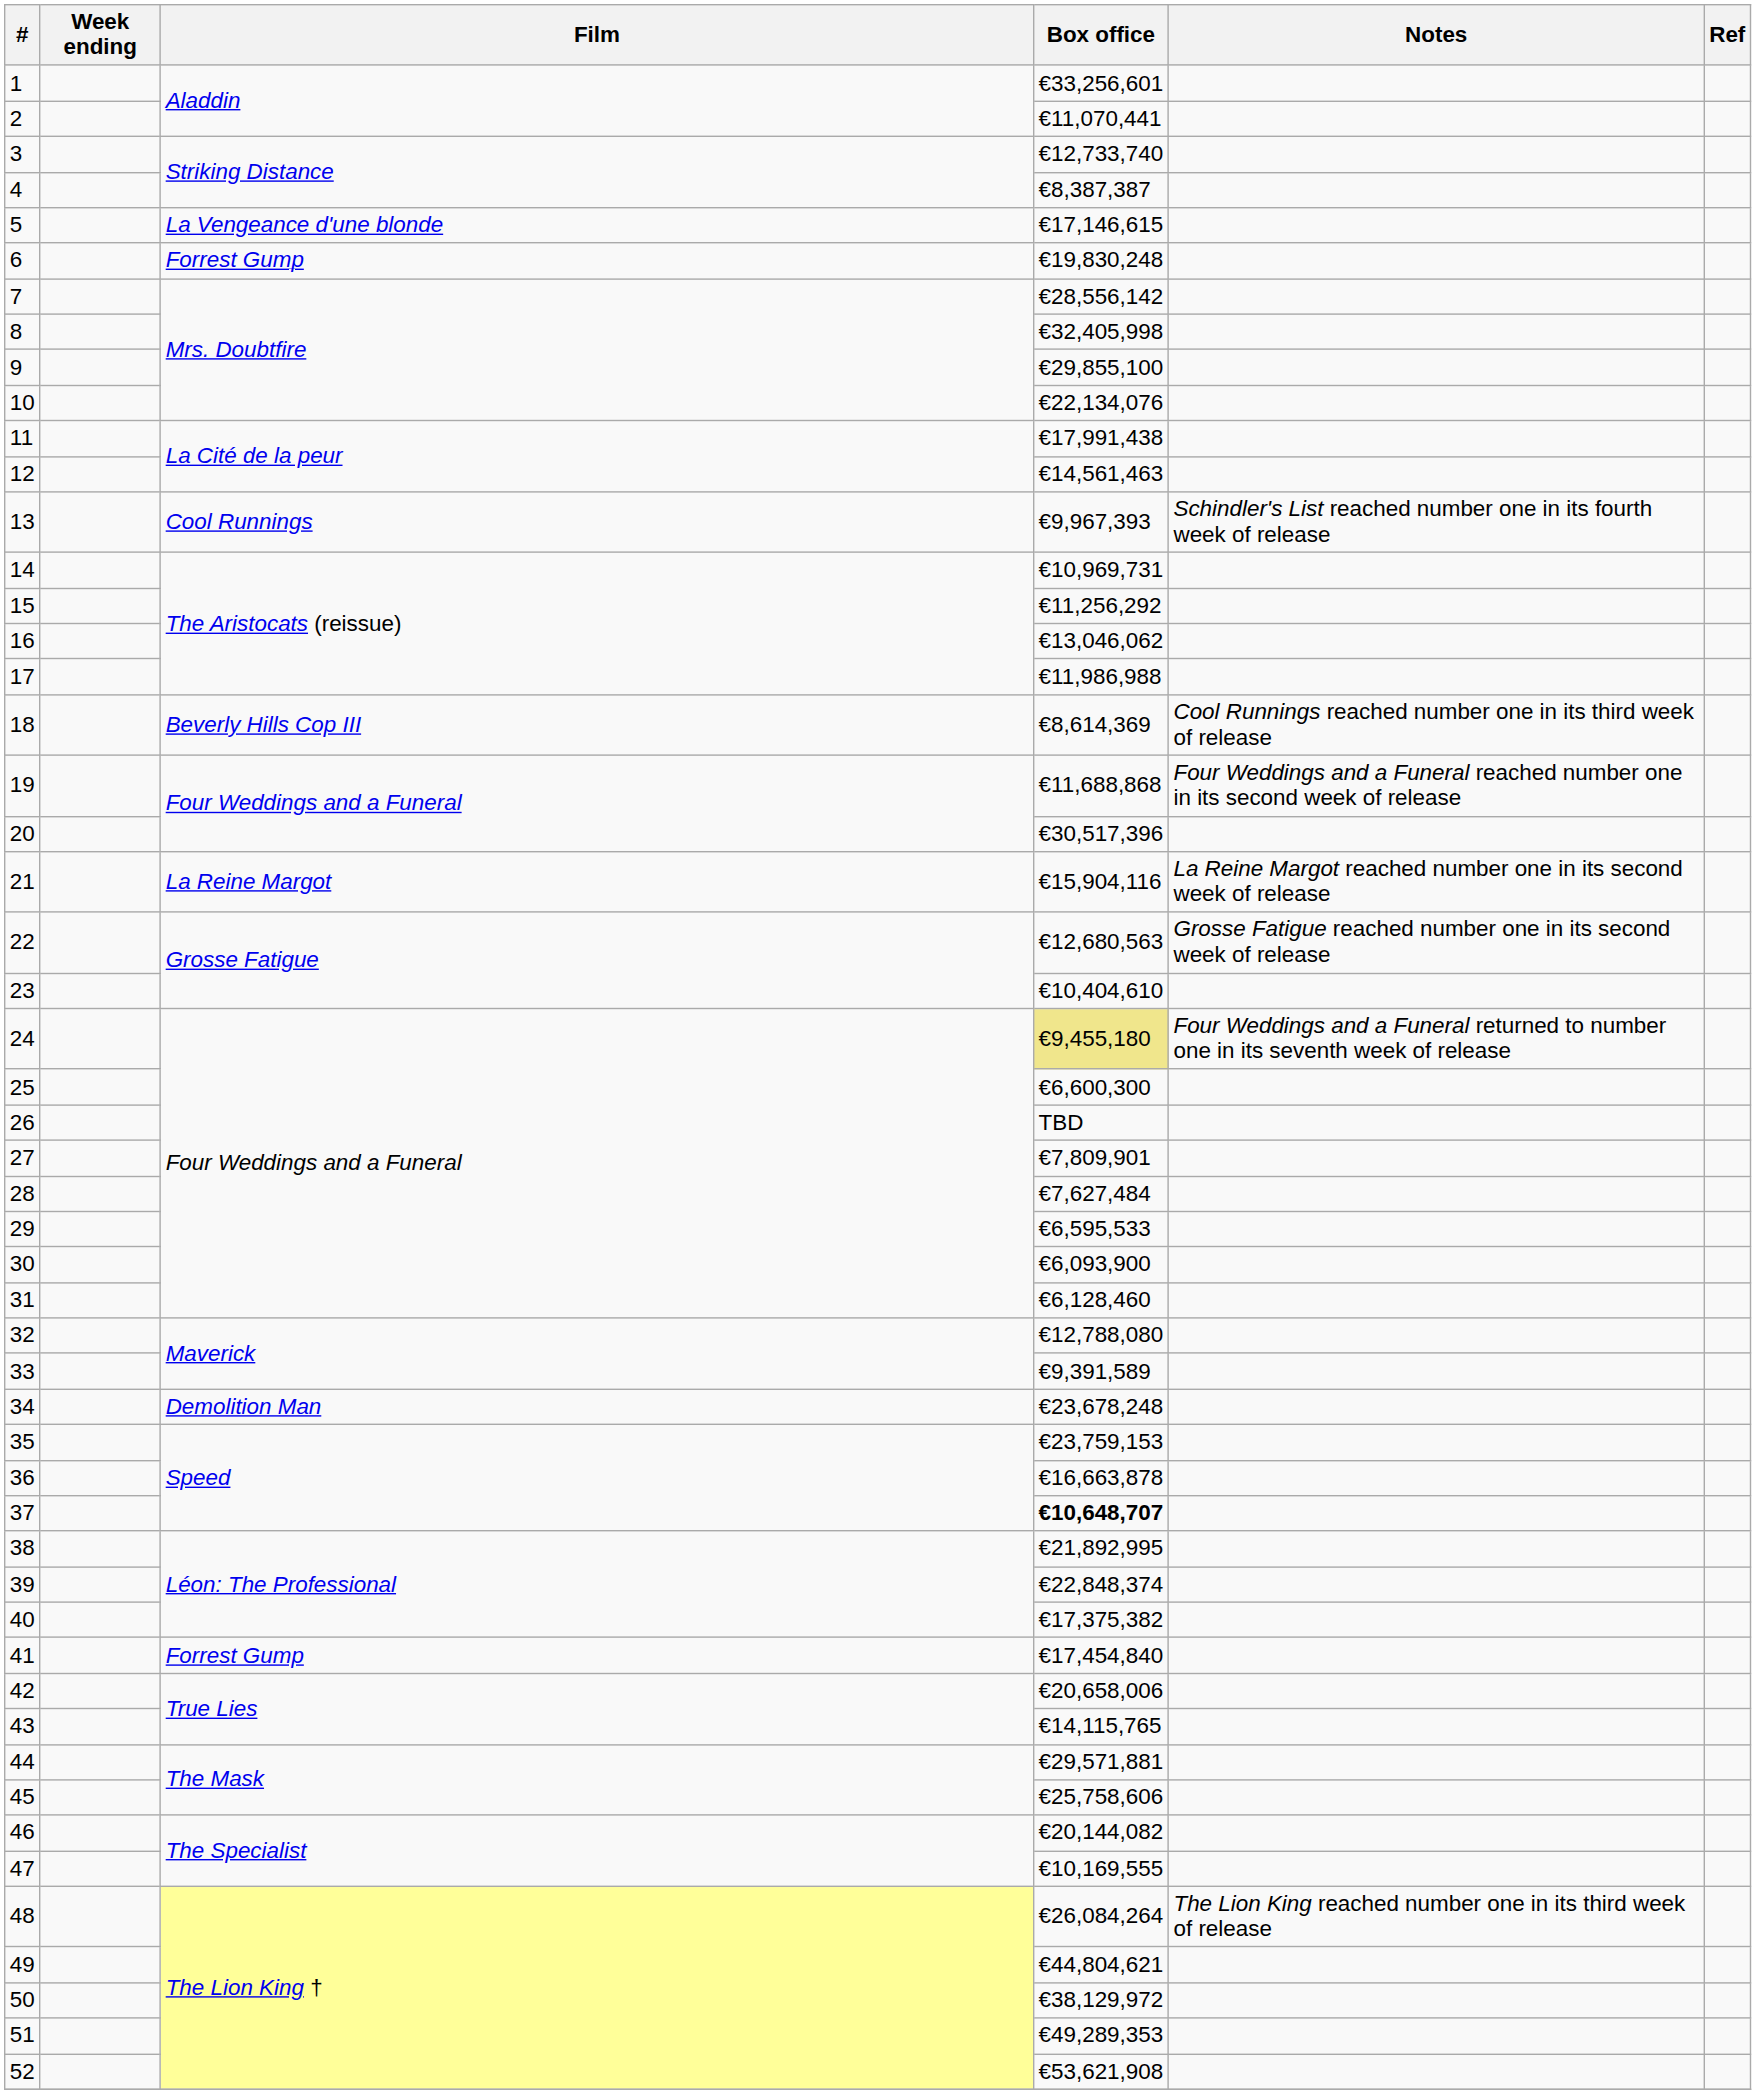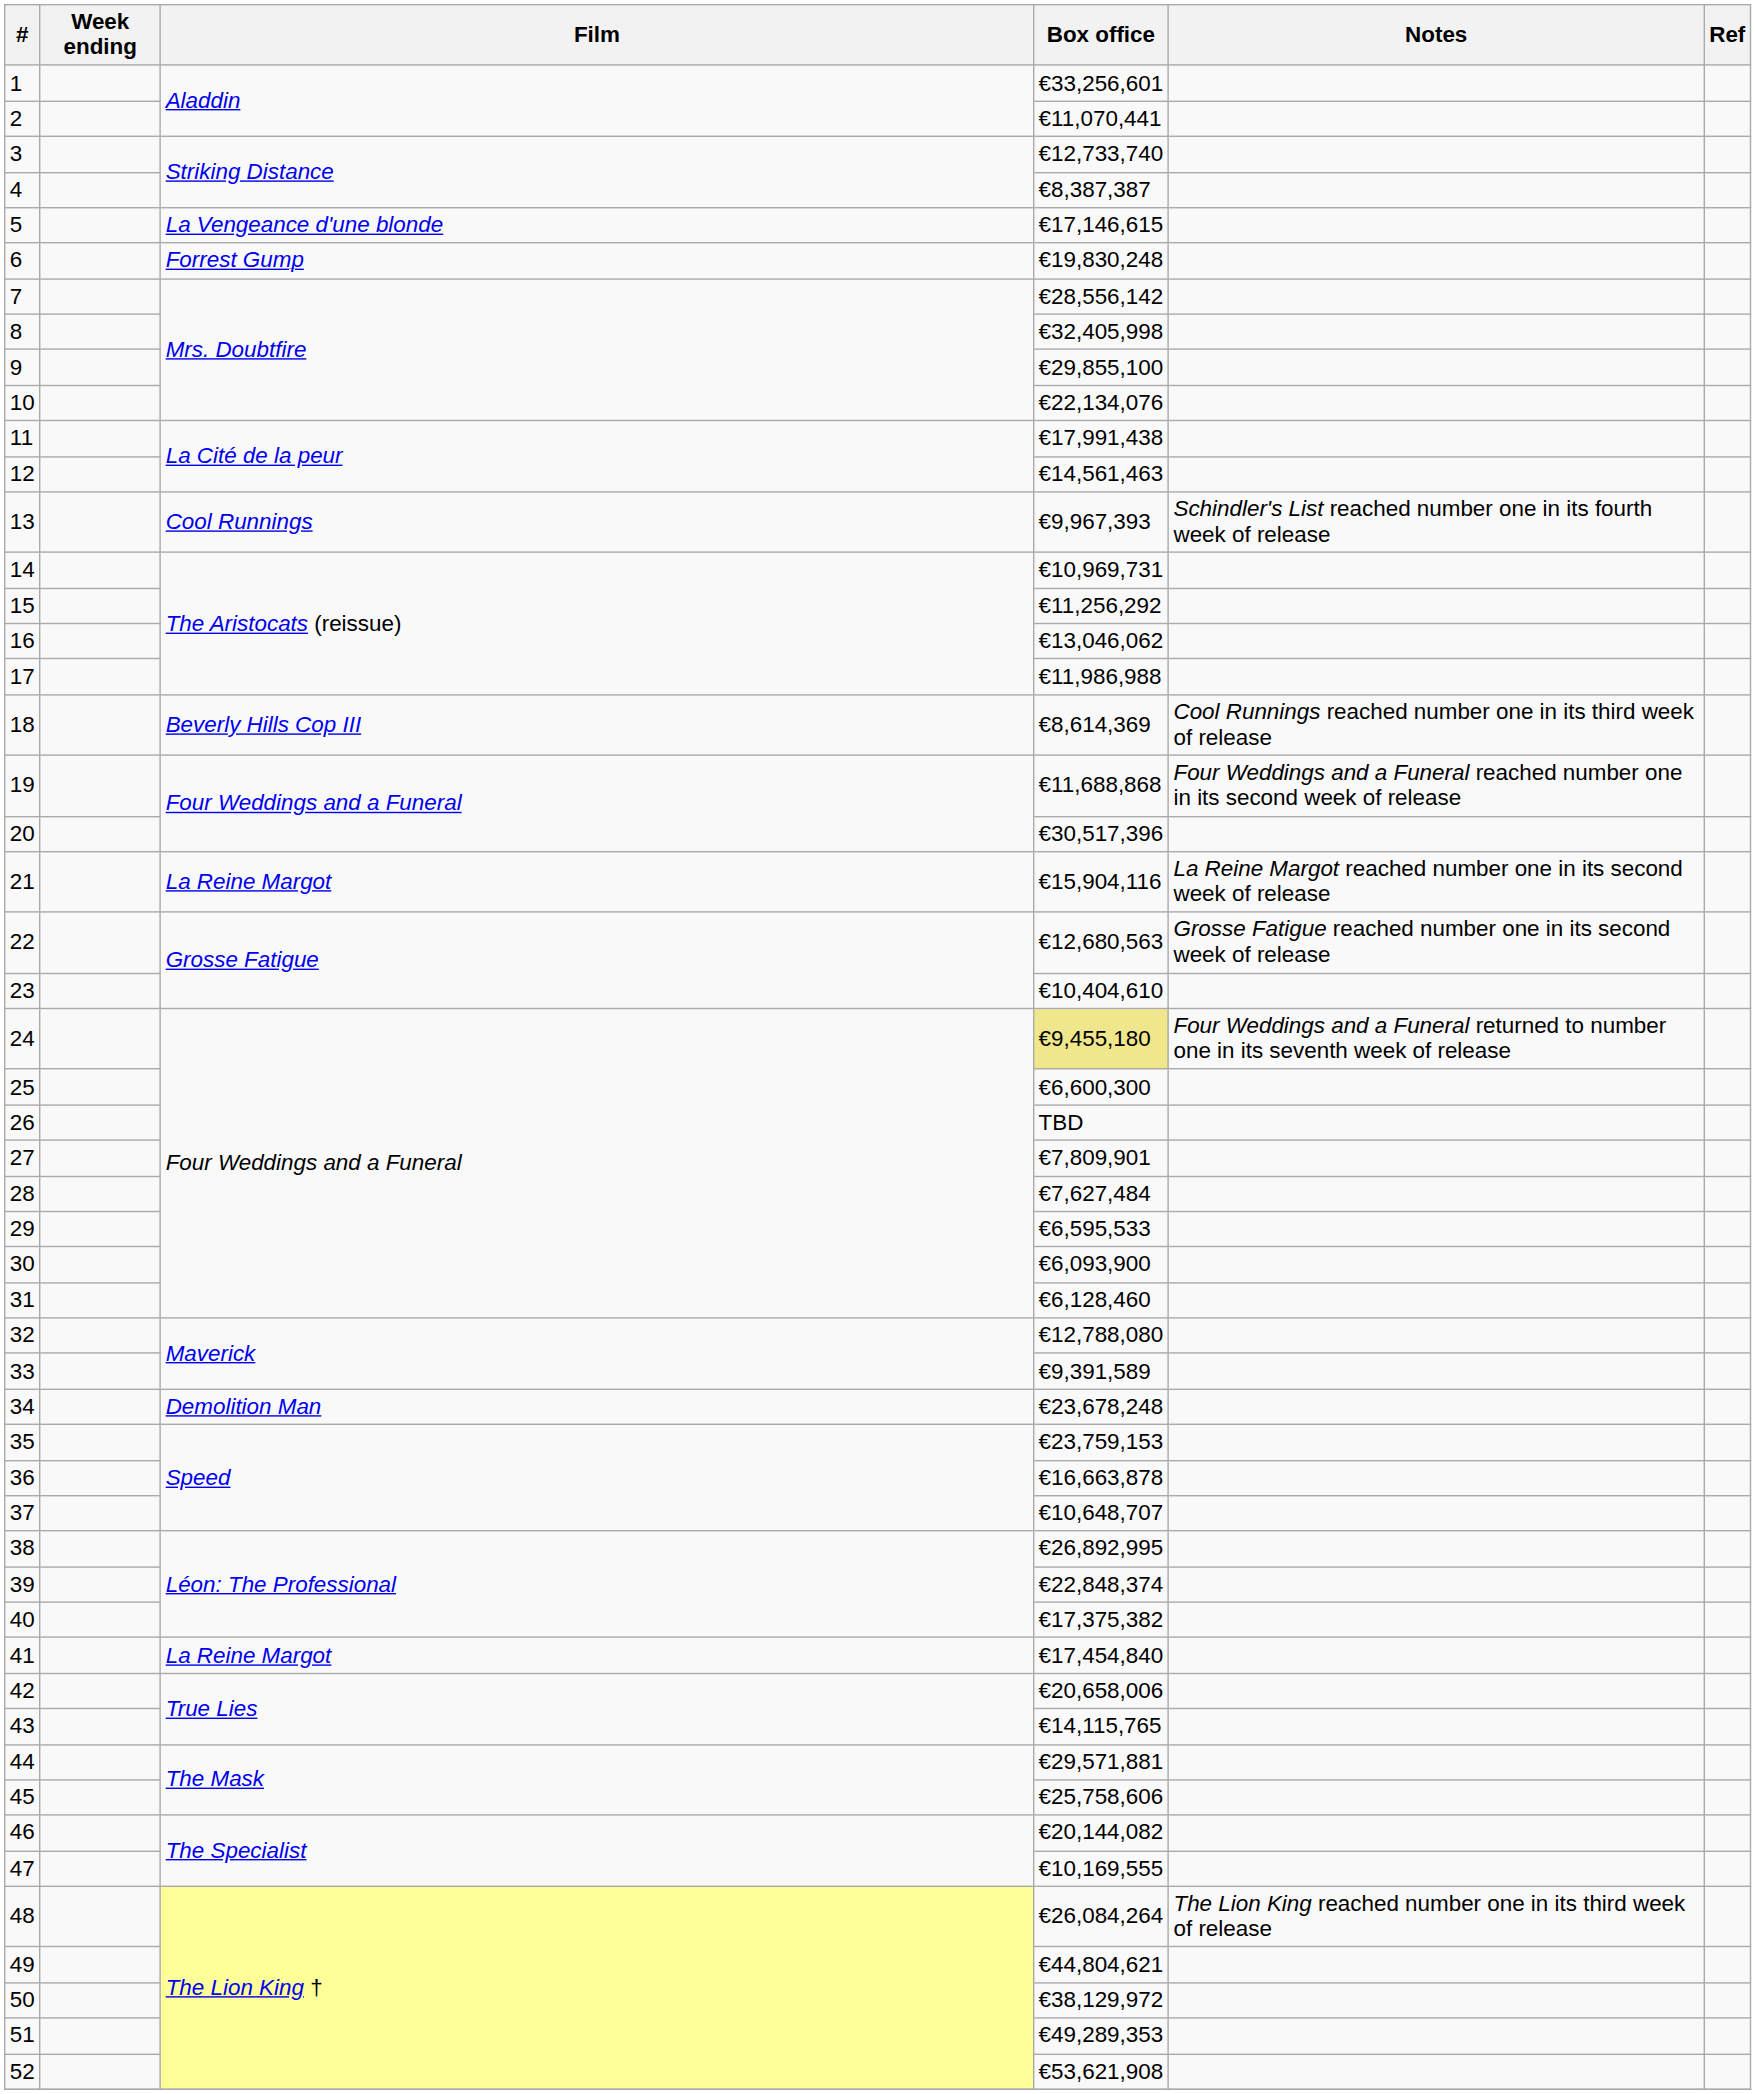(1101, 1513) bold -> (1101, 1513) normal
(1101, 1548) €21,892,995 -> (1101, 1548) €26,892,995
(235, 1655) Forrest Gump -> (248, 1655) La Reine Margot
